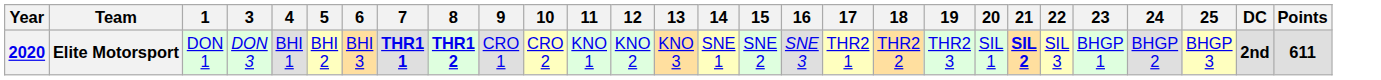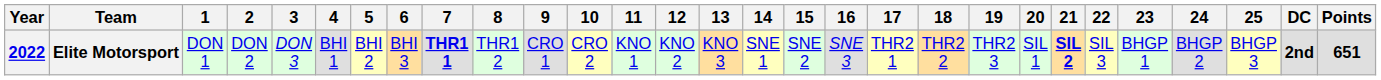+ column: (249, 17)
(27, 52) 2020 -> (27, 52) 2022
(453, 52) bold -> (498, 52) normal
(1303, 52) 611 -> (1347, 52) 651
